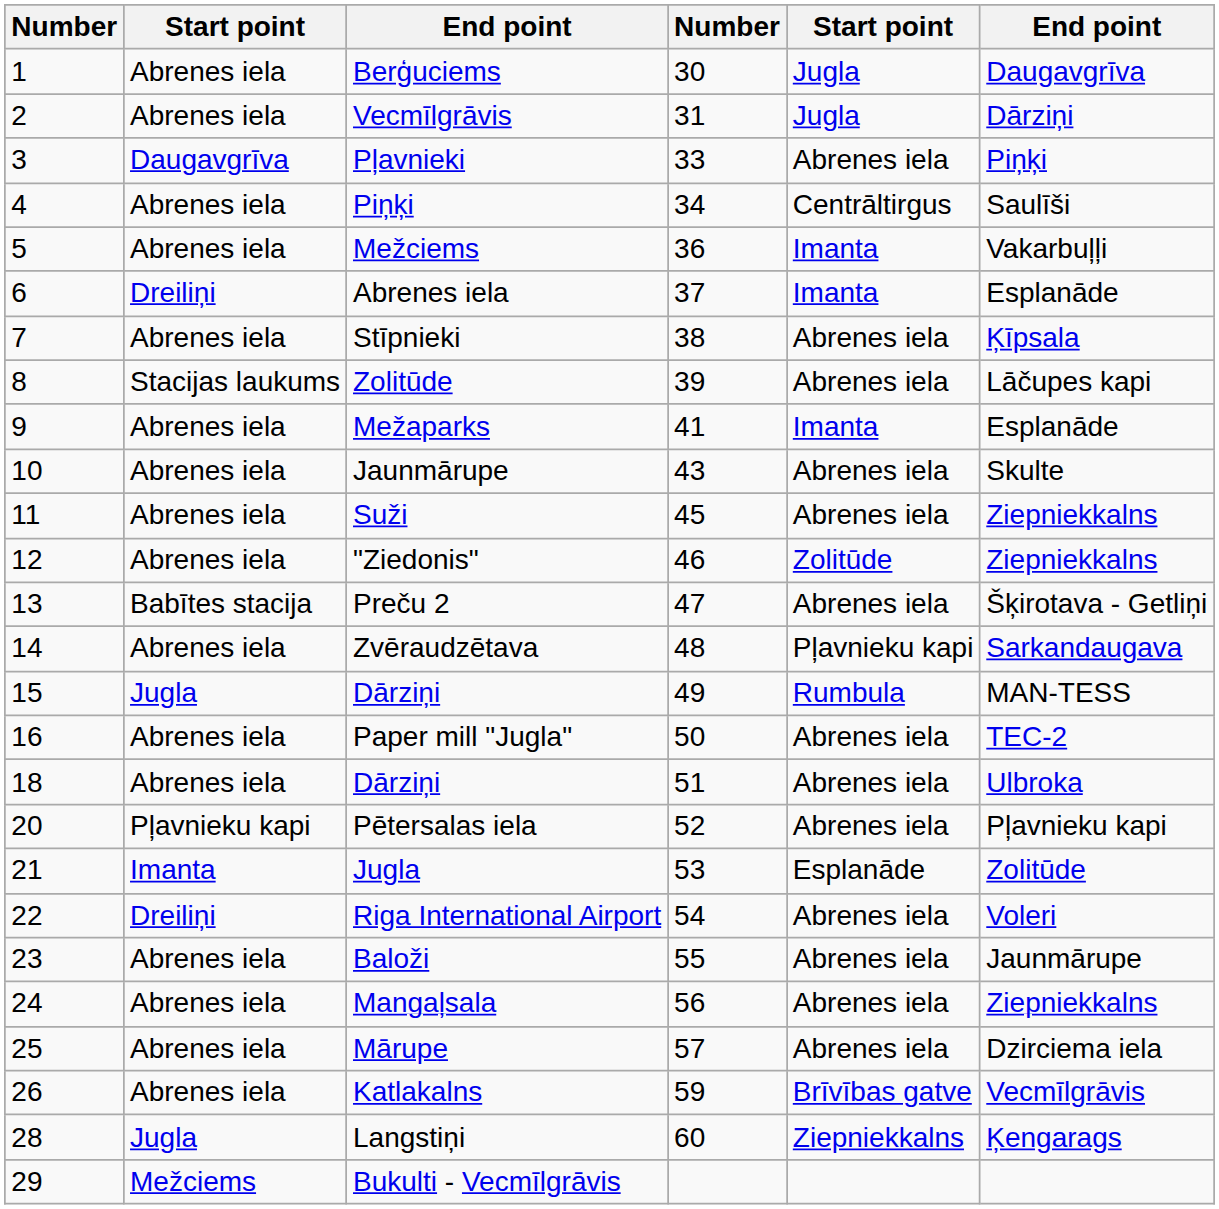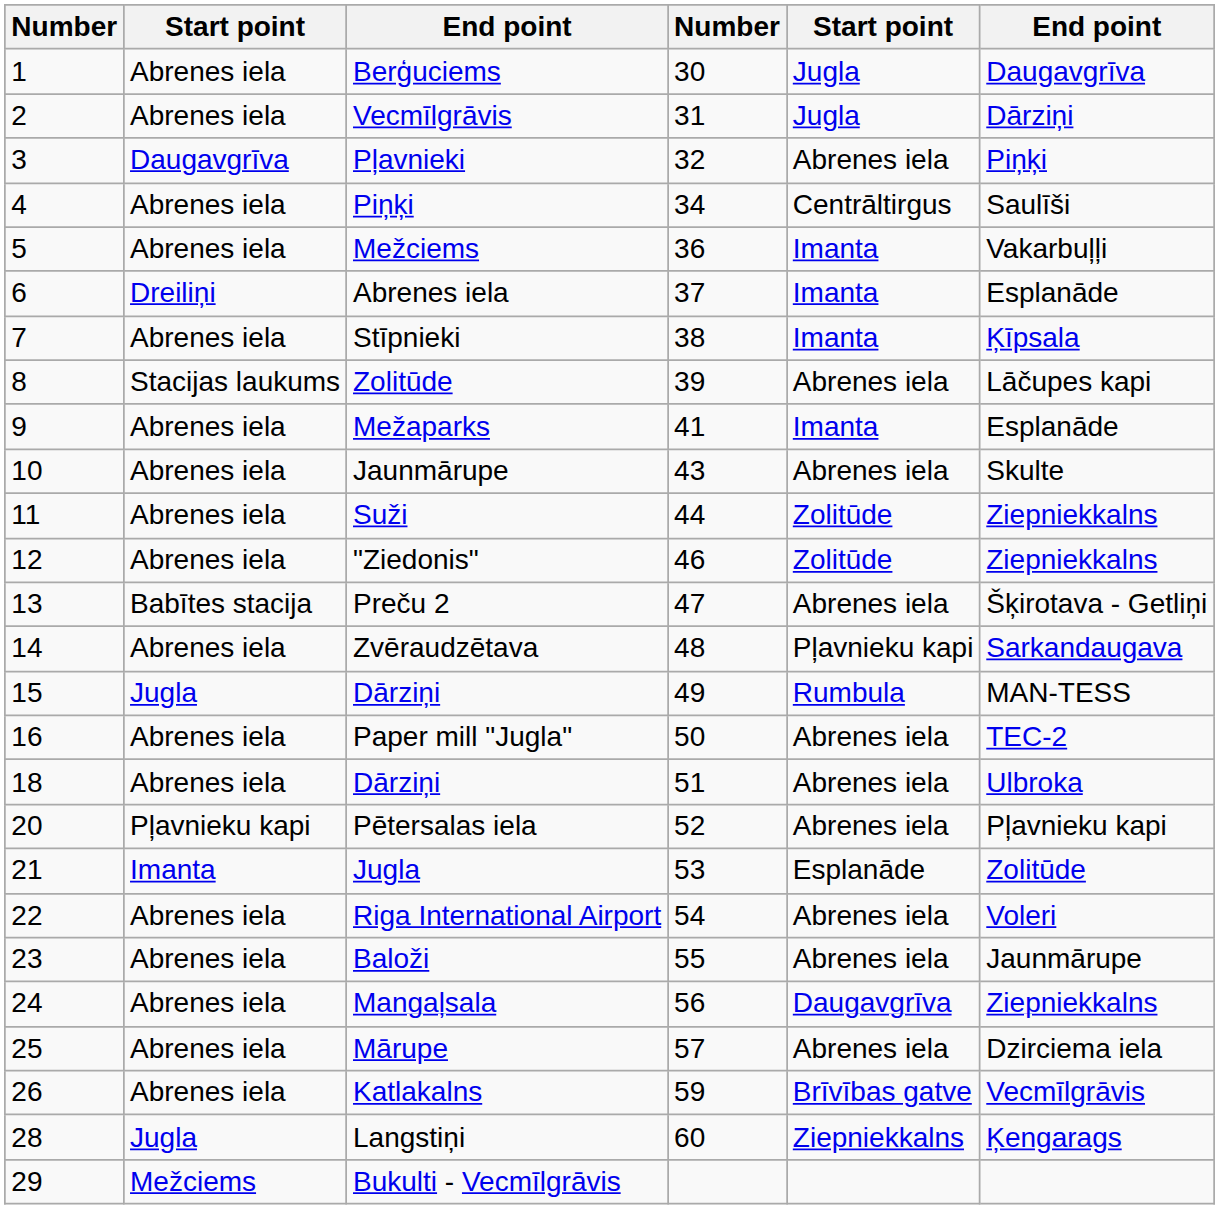(690, 159) 33 -> (690, 159) 32
(871, 337) Abrenes iela -> (836, 337) Imanta
(690, 515) 45 -> (690, 515) 44
(871, 515) Abrenes iela -> (843, 515) Zolitūde
(173, 914) Dreiliņi -> (208, 914) Abrenes iela
(871, 1003) Abrenes iela -> (872, 1003) Daugavgrīva
